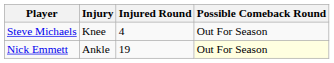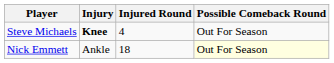(94, 31) normal -> (95, 31) bold
(124, 49) 19 -> (124, 49) 18
